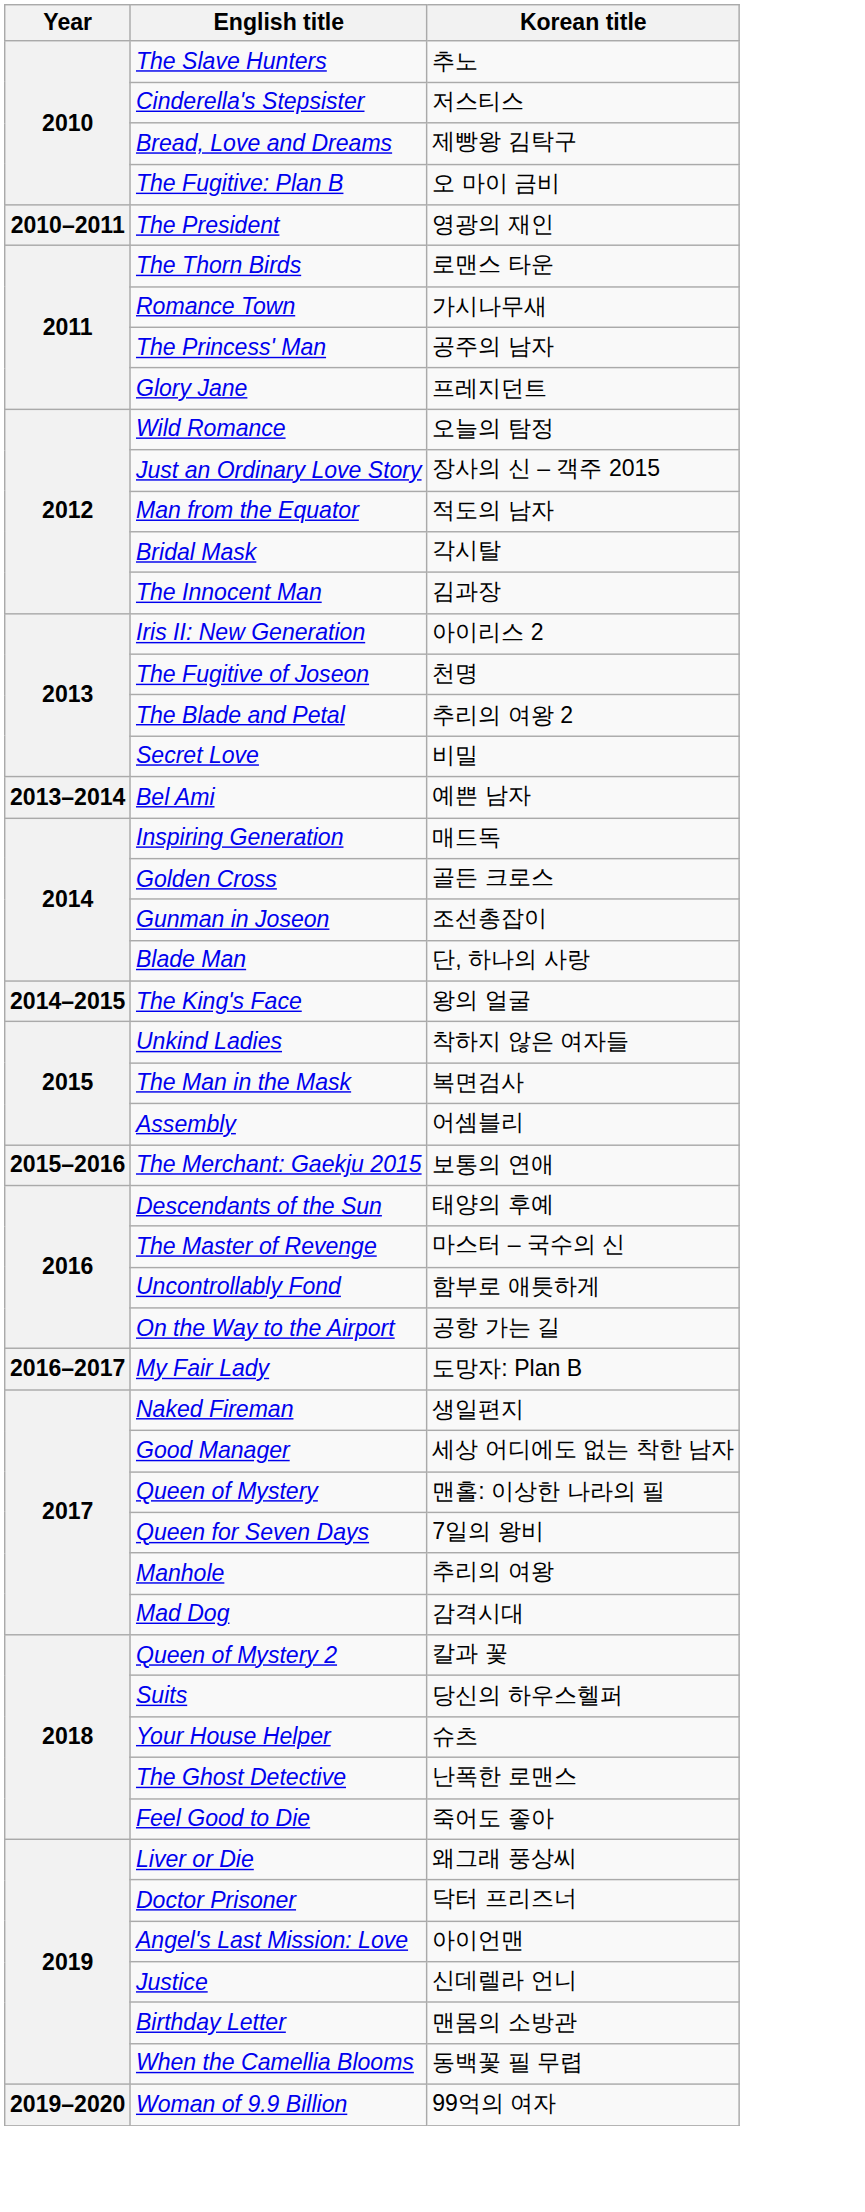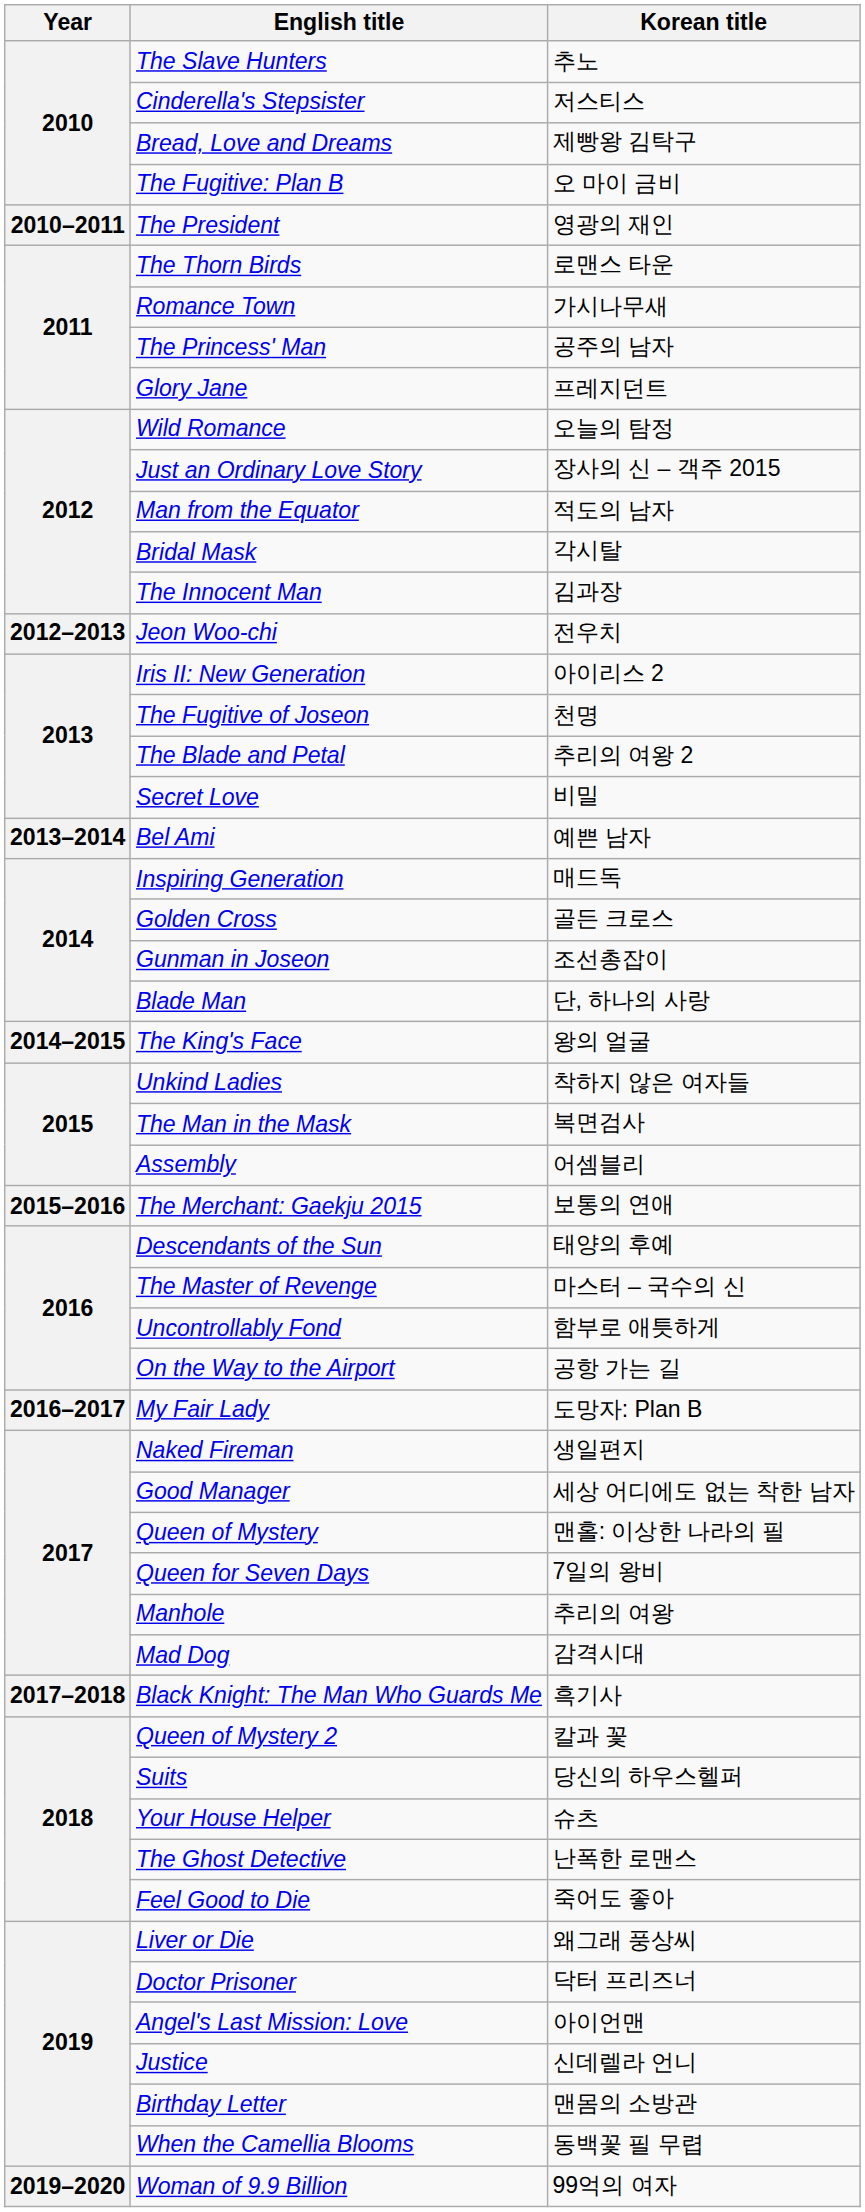+ row: (206, 633)
+ row: (339, 1695)
